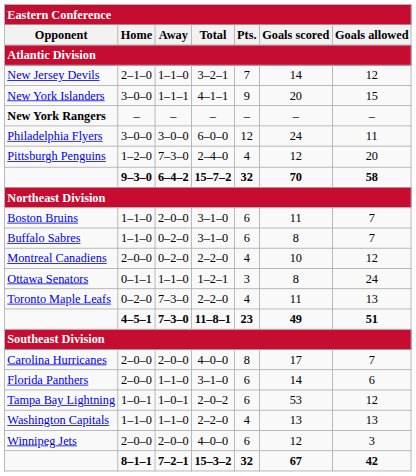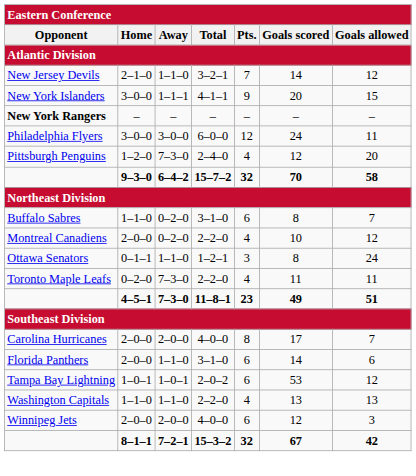- row: (43, 217)
(372, 299) 13 -> (372, 278) 11
